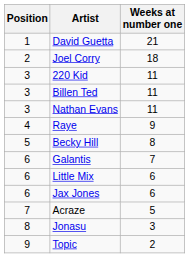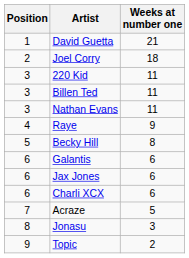(152, 159) 7 -> (152, 159) 6
- row: (73, 176)
+ row: (78, 193)
